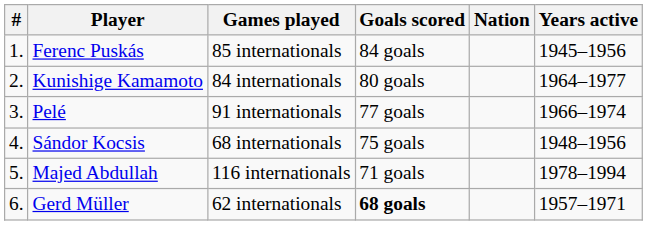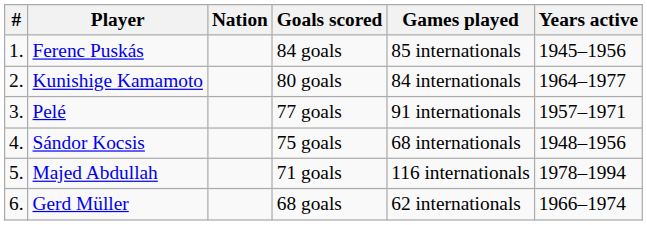columns swapped: (502, 19) <-> (281, 19)
(582, 111) 1966–1974 -> (582, 111) 1957–1971
(392, 204) bold -> (309, 204) normal
(582, 204) 1957–1971 -> (582, 204) 1966–1974
